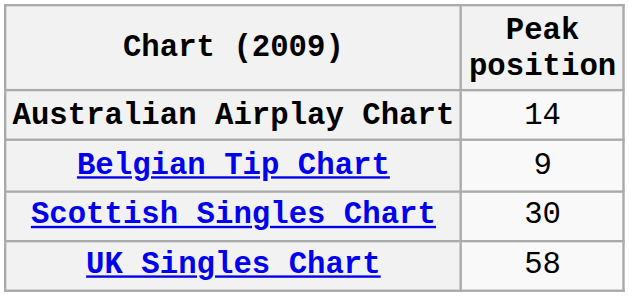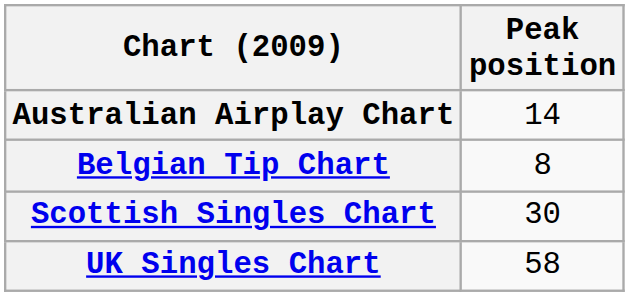(543, 166) 9 -> (543, 166) 8
